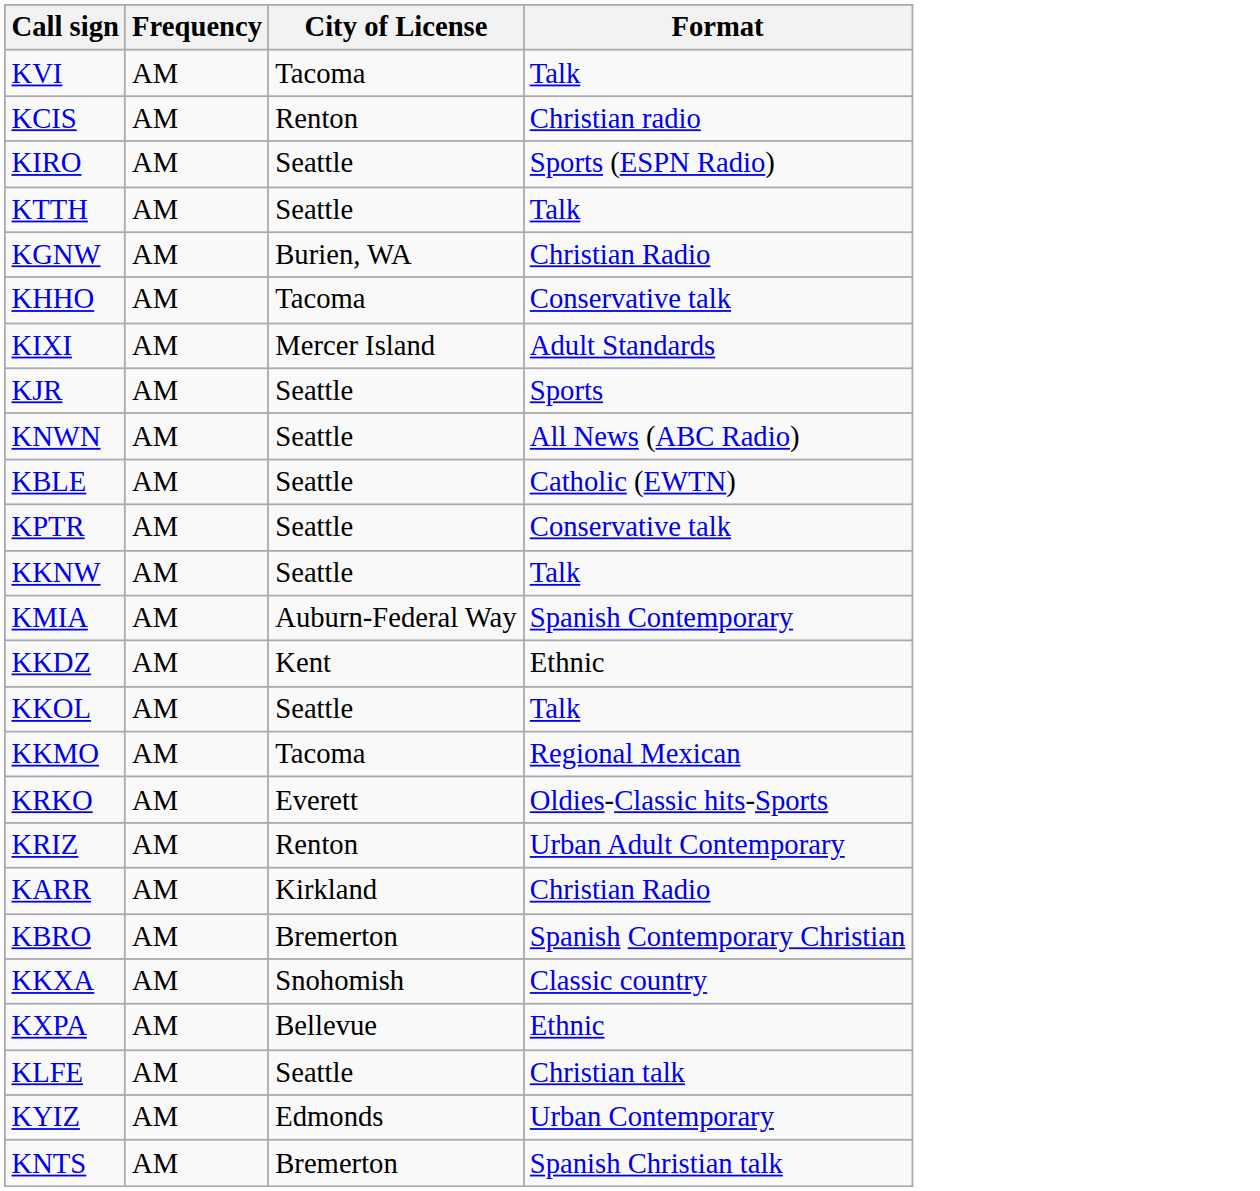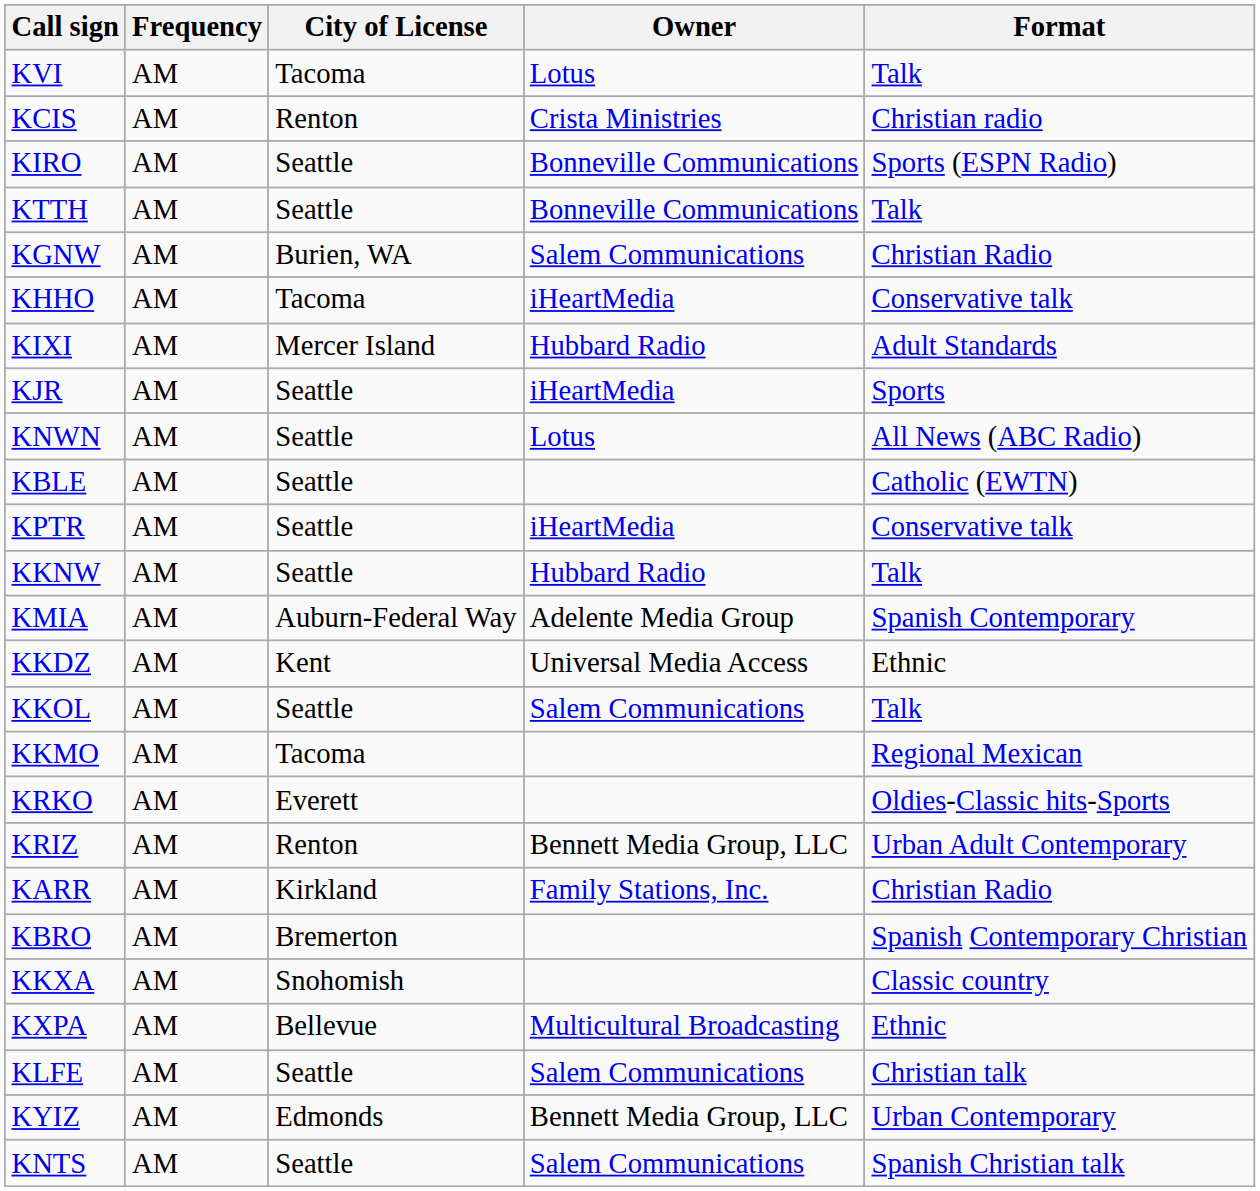+ column: (694, 27)
(337, 1162) Bremerton -> (314, 1162) Seattle
